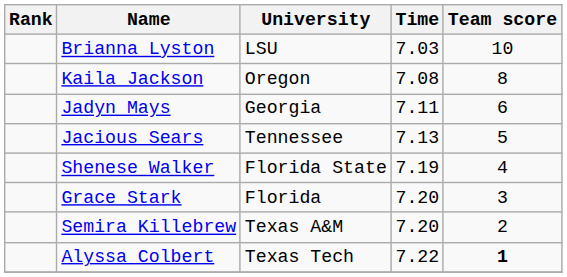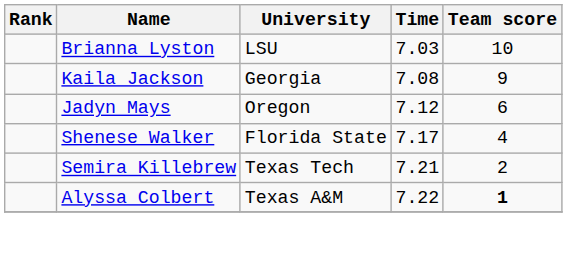(278, 79) Oregon -> (283, 79) Georgia
(502, 79) 8 -> (502, 79) 9
(283, 109) Georgia -> (278, 109) Oregon
(417, 109) 7.11 -> (417, 109) 7.12
- row: (132, 138)
(417, 168) 7.19 -> (417, 138) 7.17
- row: (121, 198)
(294, 227) Texas A&M -> (299, 168) Texas Tech
(417, 227) 7.20 -> (417, 168) 7.21
(299, 257) Texas Tech -> (294, 198) Texas A&M
